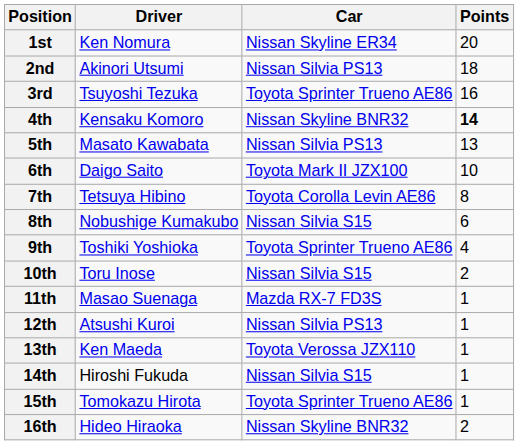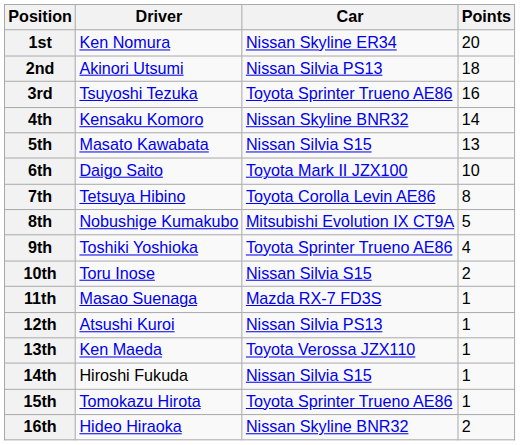(469, 119) bold -> (471, 119) normal
(314, 145) Nissan Silvia PS13 -> (309, 145) Nissan Silvia S15
(309, 222) Nissan Silvia S15 -> (350, 222) Mitsubishi Evolution IX CT9A
(464, 222) 6 -> (466, 222) 5
